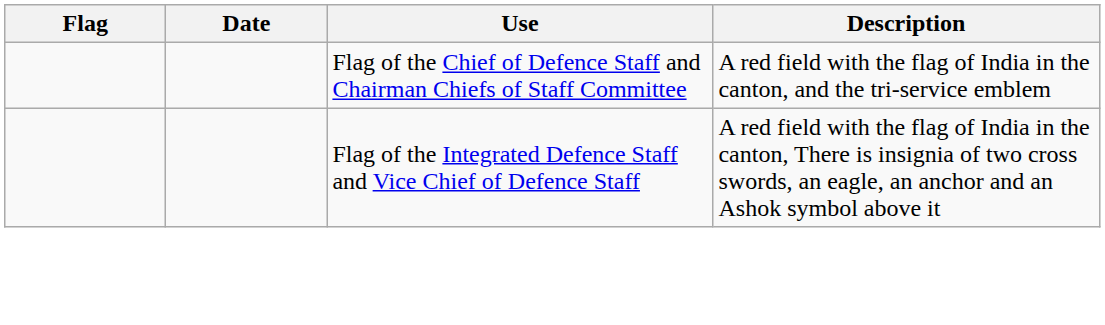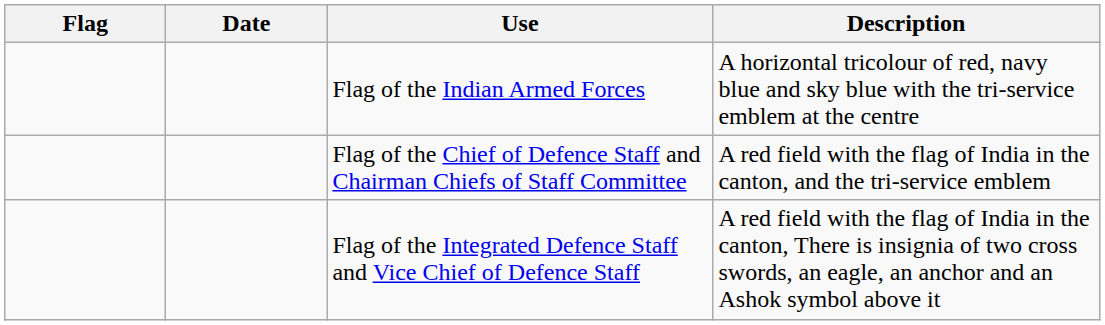+ row: (489, 88)
